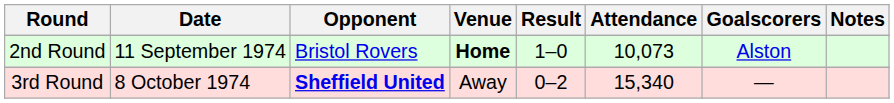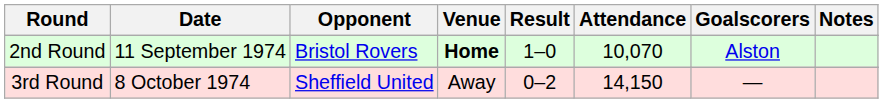(644, 51) 10,073 -> (633, 51) 10,070
(370, 82) bold -> (364, 82) normal
(644, 82) 15,340 -> (633, 82) 14,150
